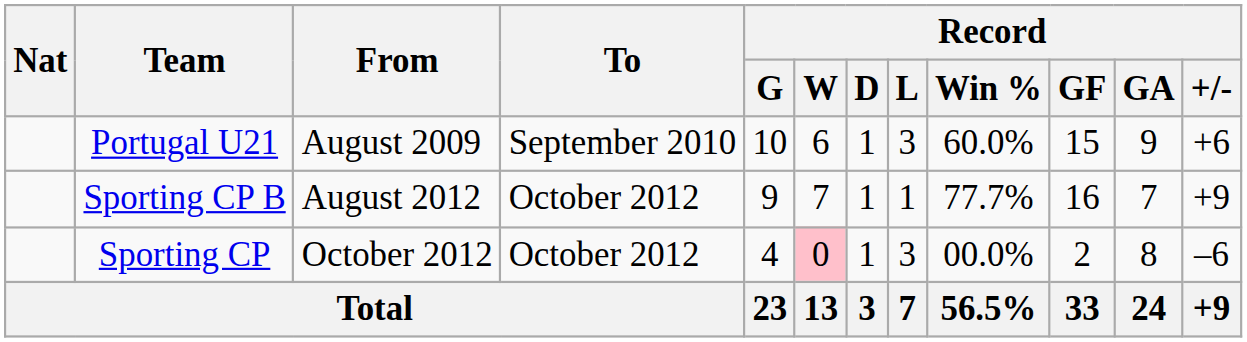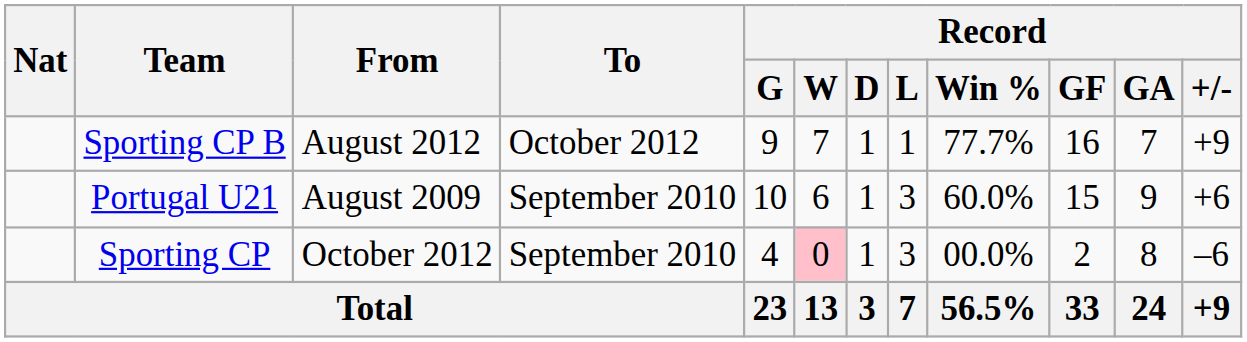rows swapped: (185, 142) <-> (185, 198)
(604, 253) October 2012 -> (622, 253) September 2010
